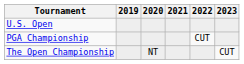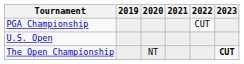rows swapped: (47, 39) <-> (29, 25)
(227, 53) normal -> (227, 53) bold
